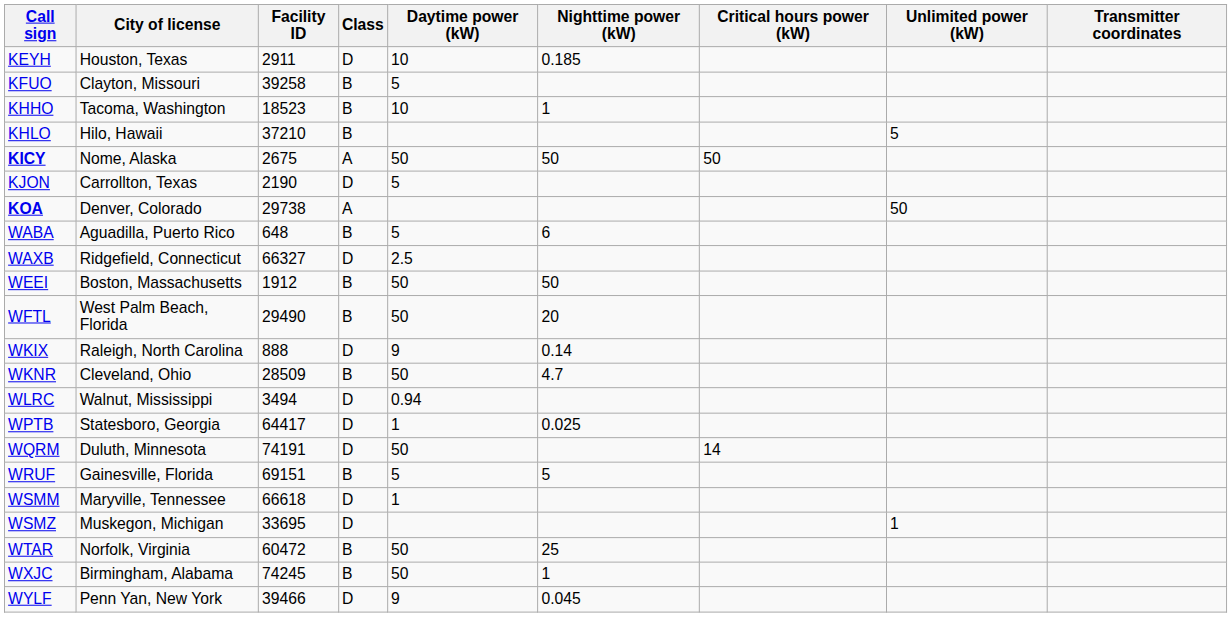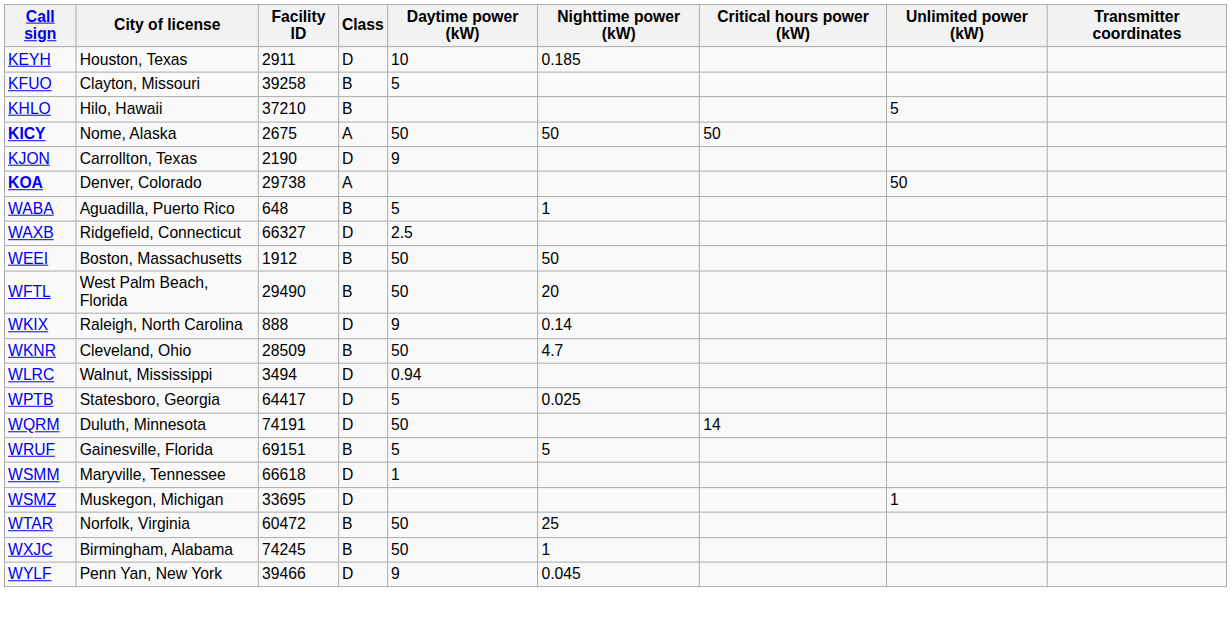- row: (31, 109)
(395, 183) 5 -> (395, 158) 9
(546, 233) 6 -> (546, 208) 1
(395, 425) 1 -> (395, 400) 5
